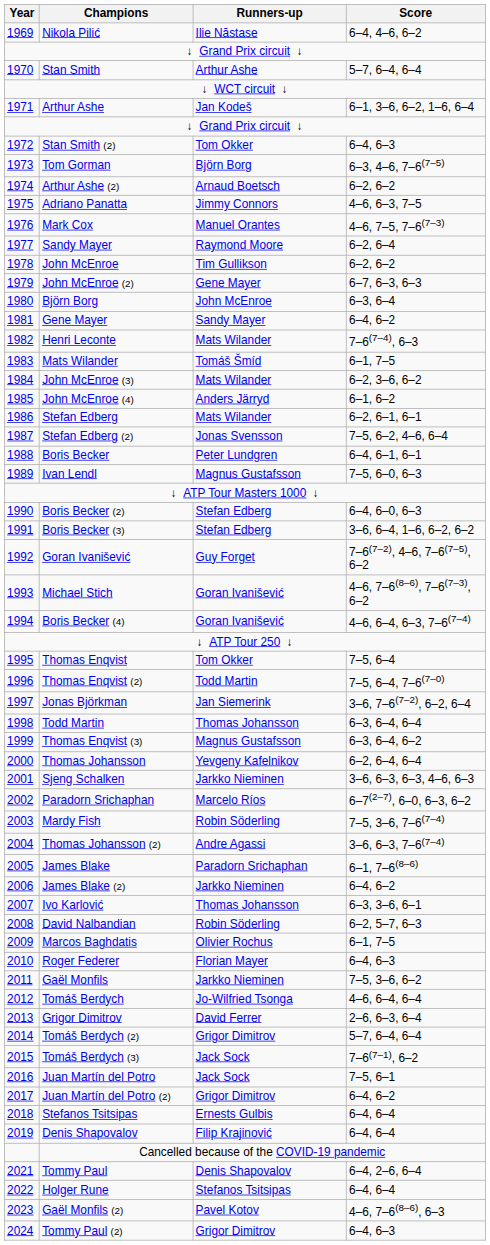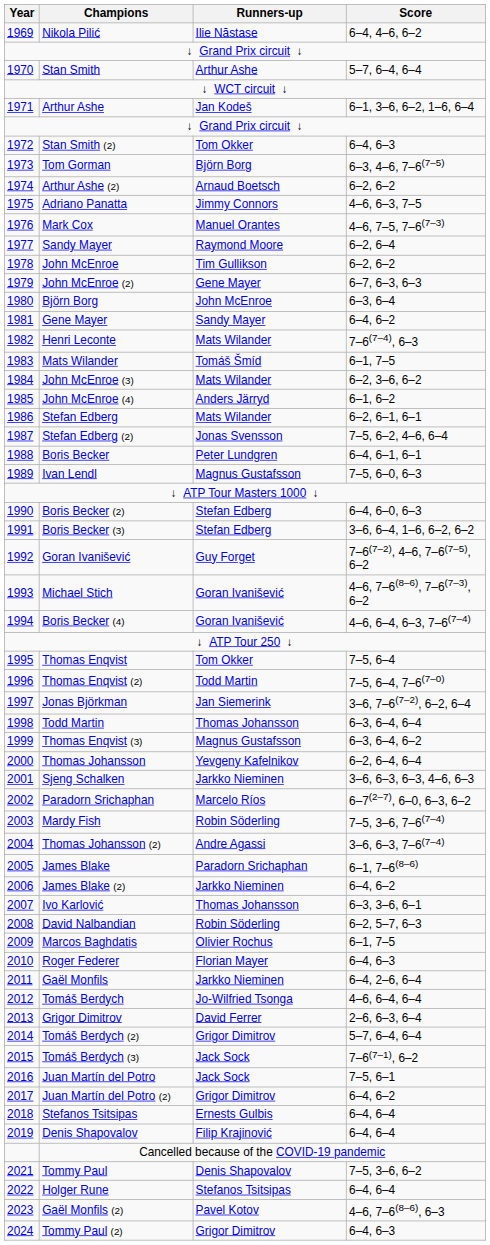(385, 980) 7–5, 3–6, 6–2 -> (385, 980) 6–4, 2–6, 6–4
(385, 1171) 6–4, 2–6, 6–4 -> (385, 1171) 7–5, 3–6, 6–2
